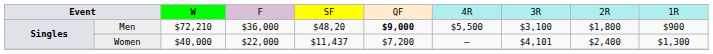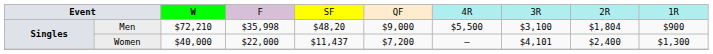(260, 26) $36,000 -> (260, 26) $35,998
(398, 26) bold -> (398, 26) normal
(605, 26) $1,800 -> (605, 26) $1,804
